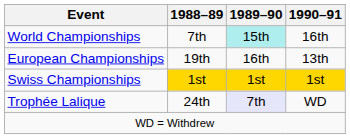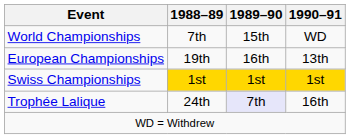(256, 36) paleturquoise background -> (256, 36) no background
(315, 36) 16th -> (315, 36) WD
(315, 101) WD -> (315, 101) 16th
